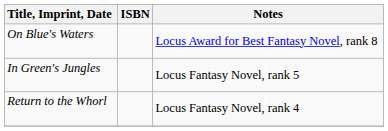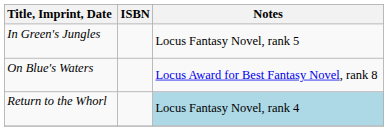rows swapped: (50, 34) <-> (54, 68)
(227, 108) no background -> (227, 108) lightblue background
